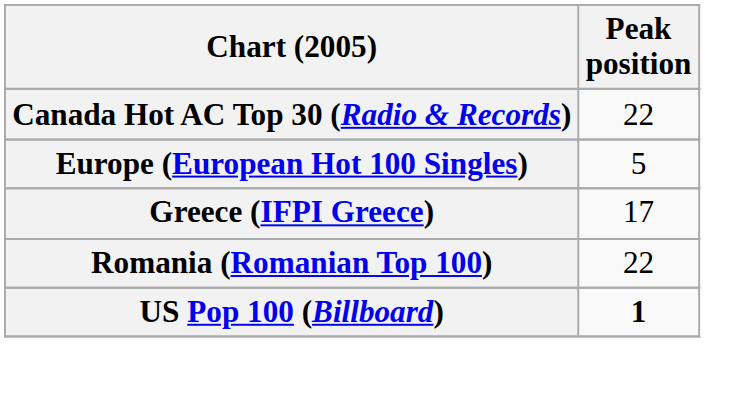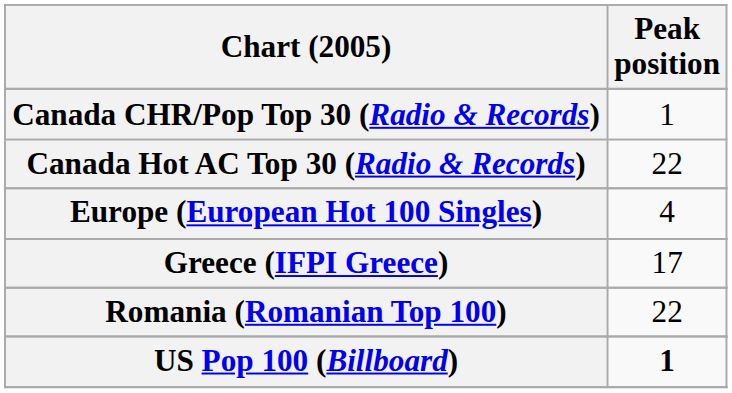+ row: (306, 113)
(639, 163) 5 -> (667, 212) 4
